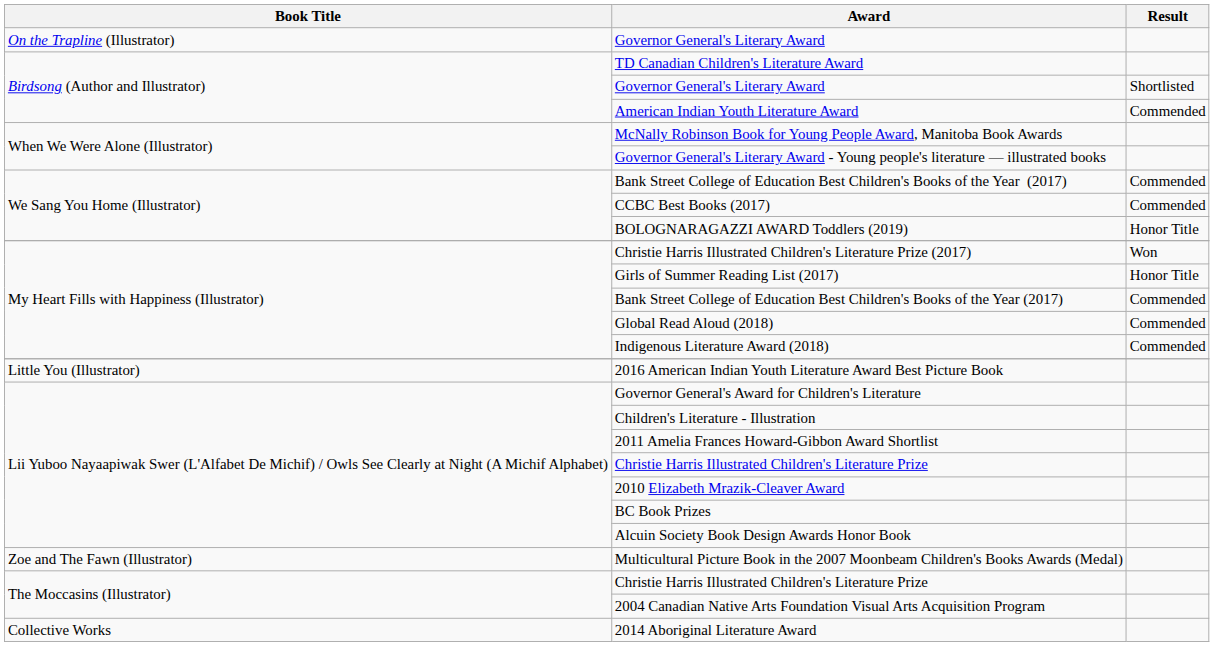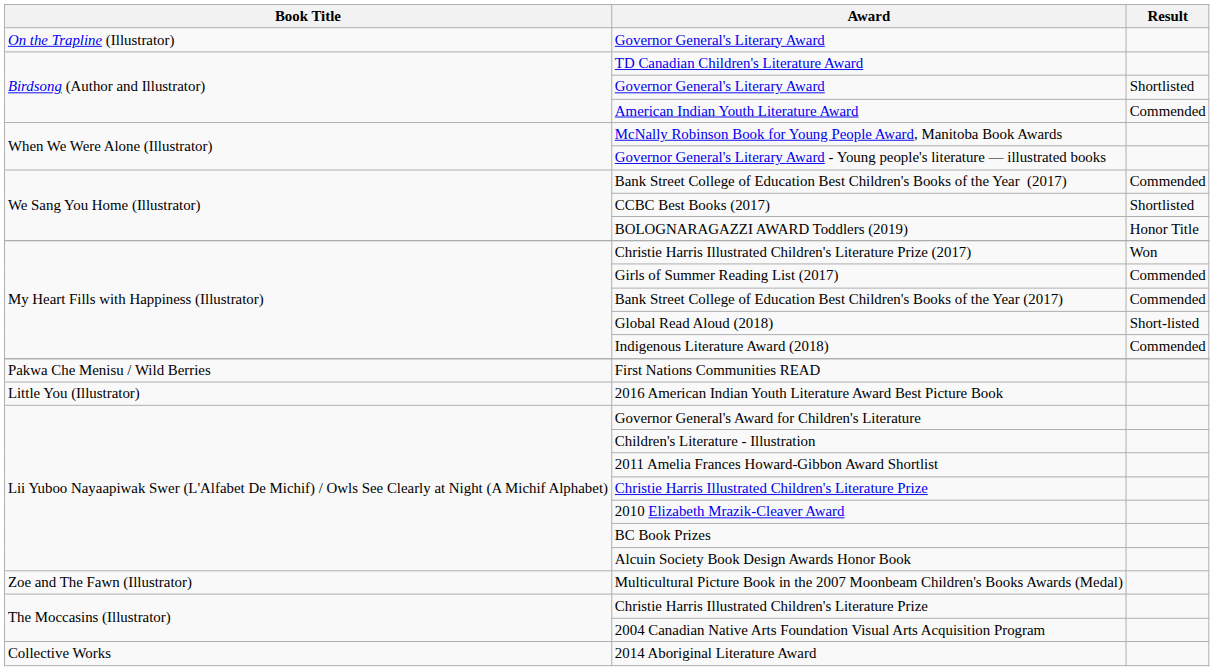(1168, 205) Commended -> (1162, 205) Shortlisted
(1164, 275) Honor Title -> (1168, 275) Commended
(1168, 323) Commended -> (1164, 323) Short-listed
+ row: (109, 370)
